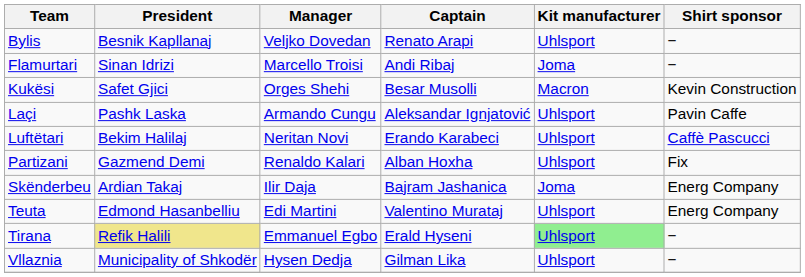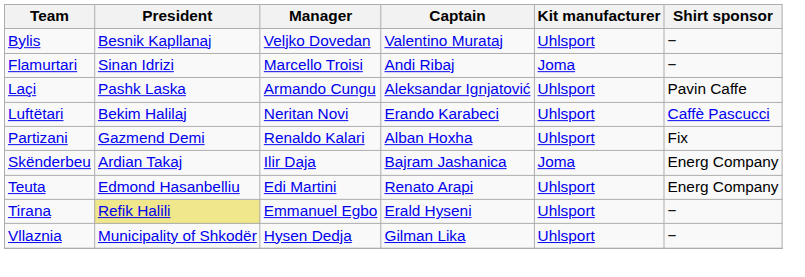(429, 41) Renato Arapi -> (444, 41) Valentino Murataj
- row: (31, 89)
(444, 211) Valentino Murataj -> (429, 187) Renato Arapi
(566, 235) lightgreen background -> (566, 211) no background
